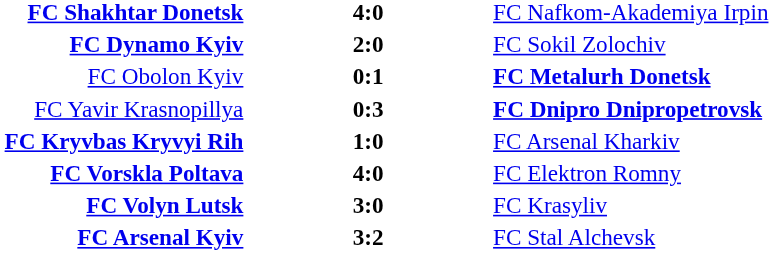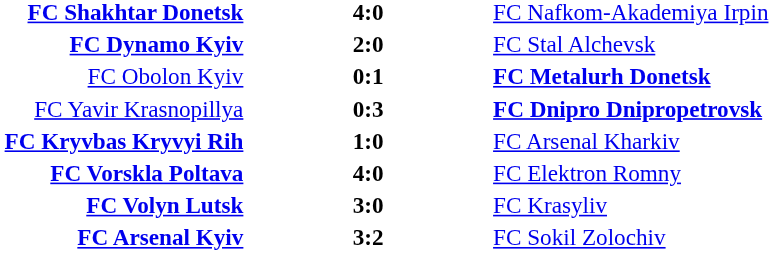(579, 44) FC Sokil Zolochiv -> (574, 44) FC Stal Alchevsk
(574, 237) FC Stal Alchevsk -> (579, 237) FC Sokil Zolochiv
